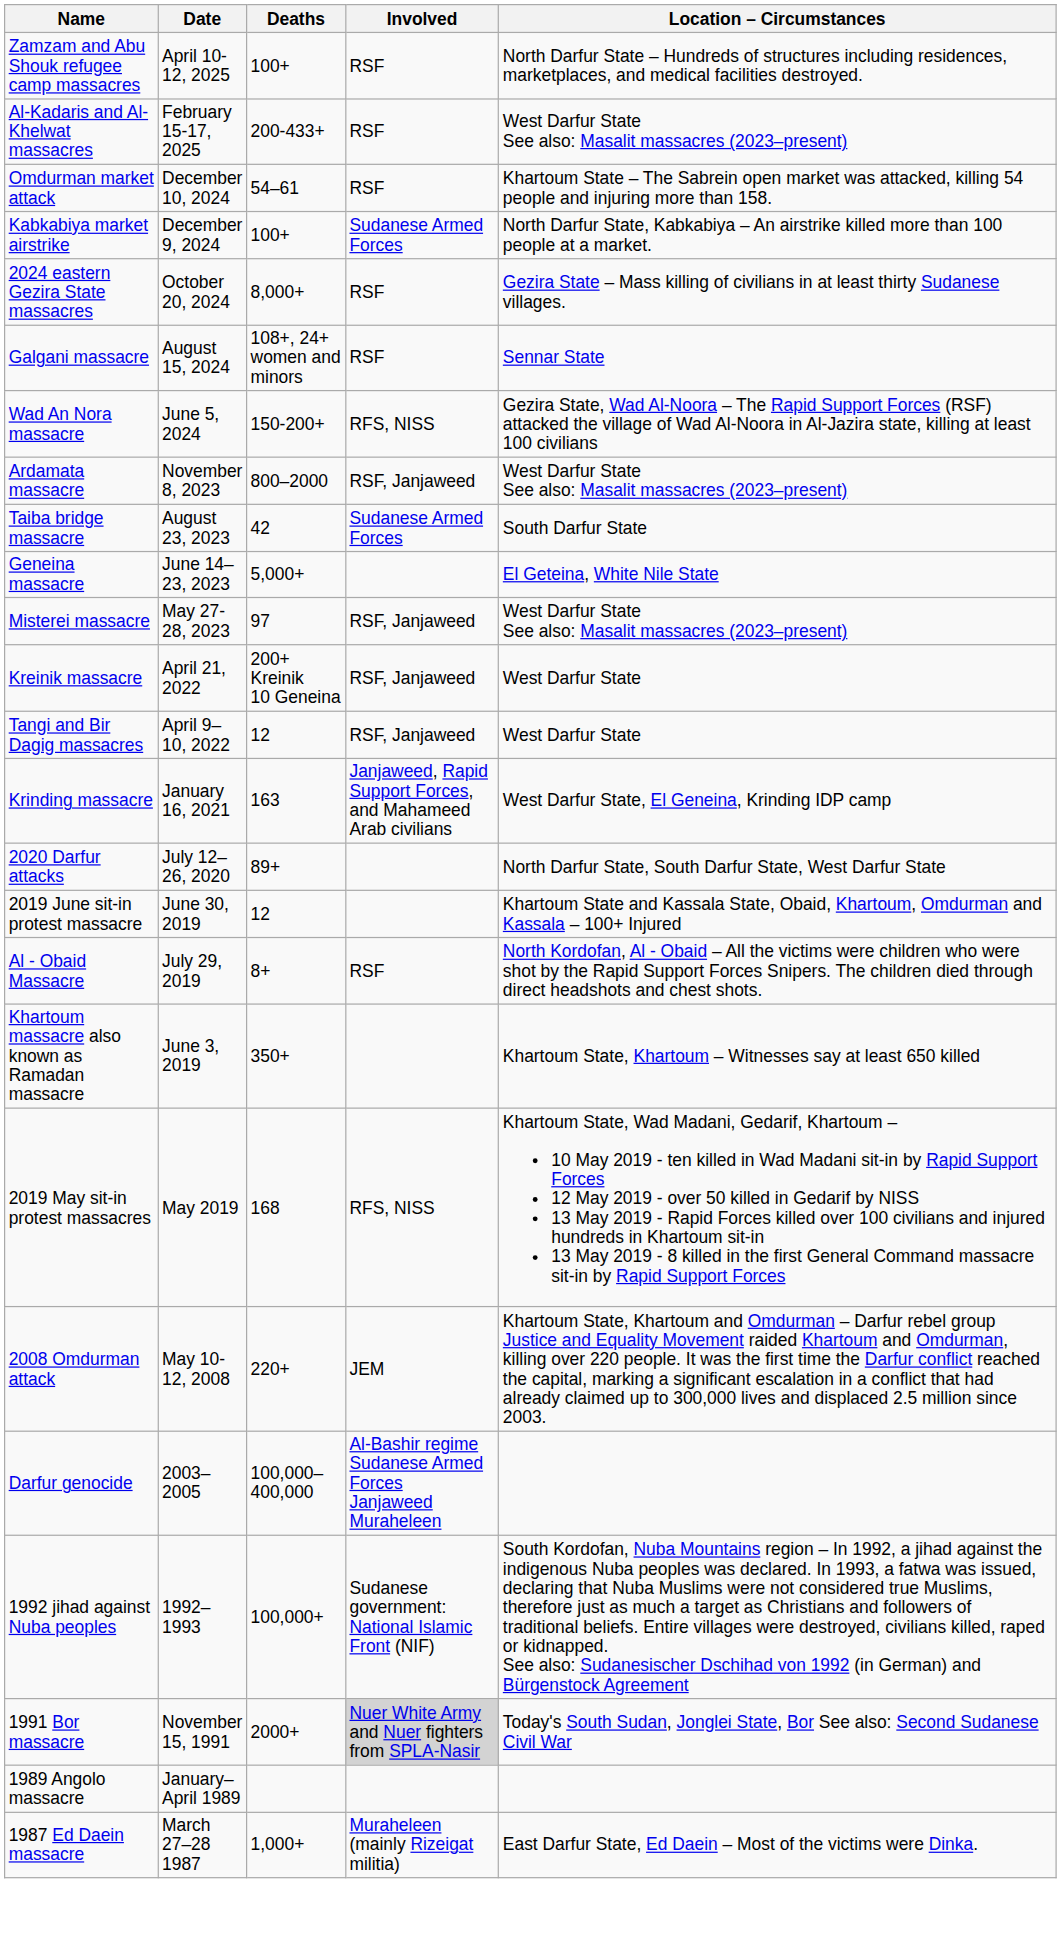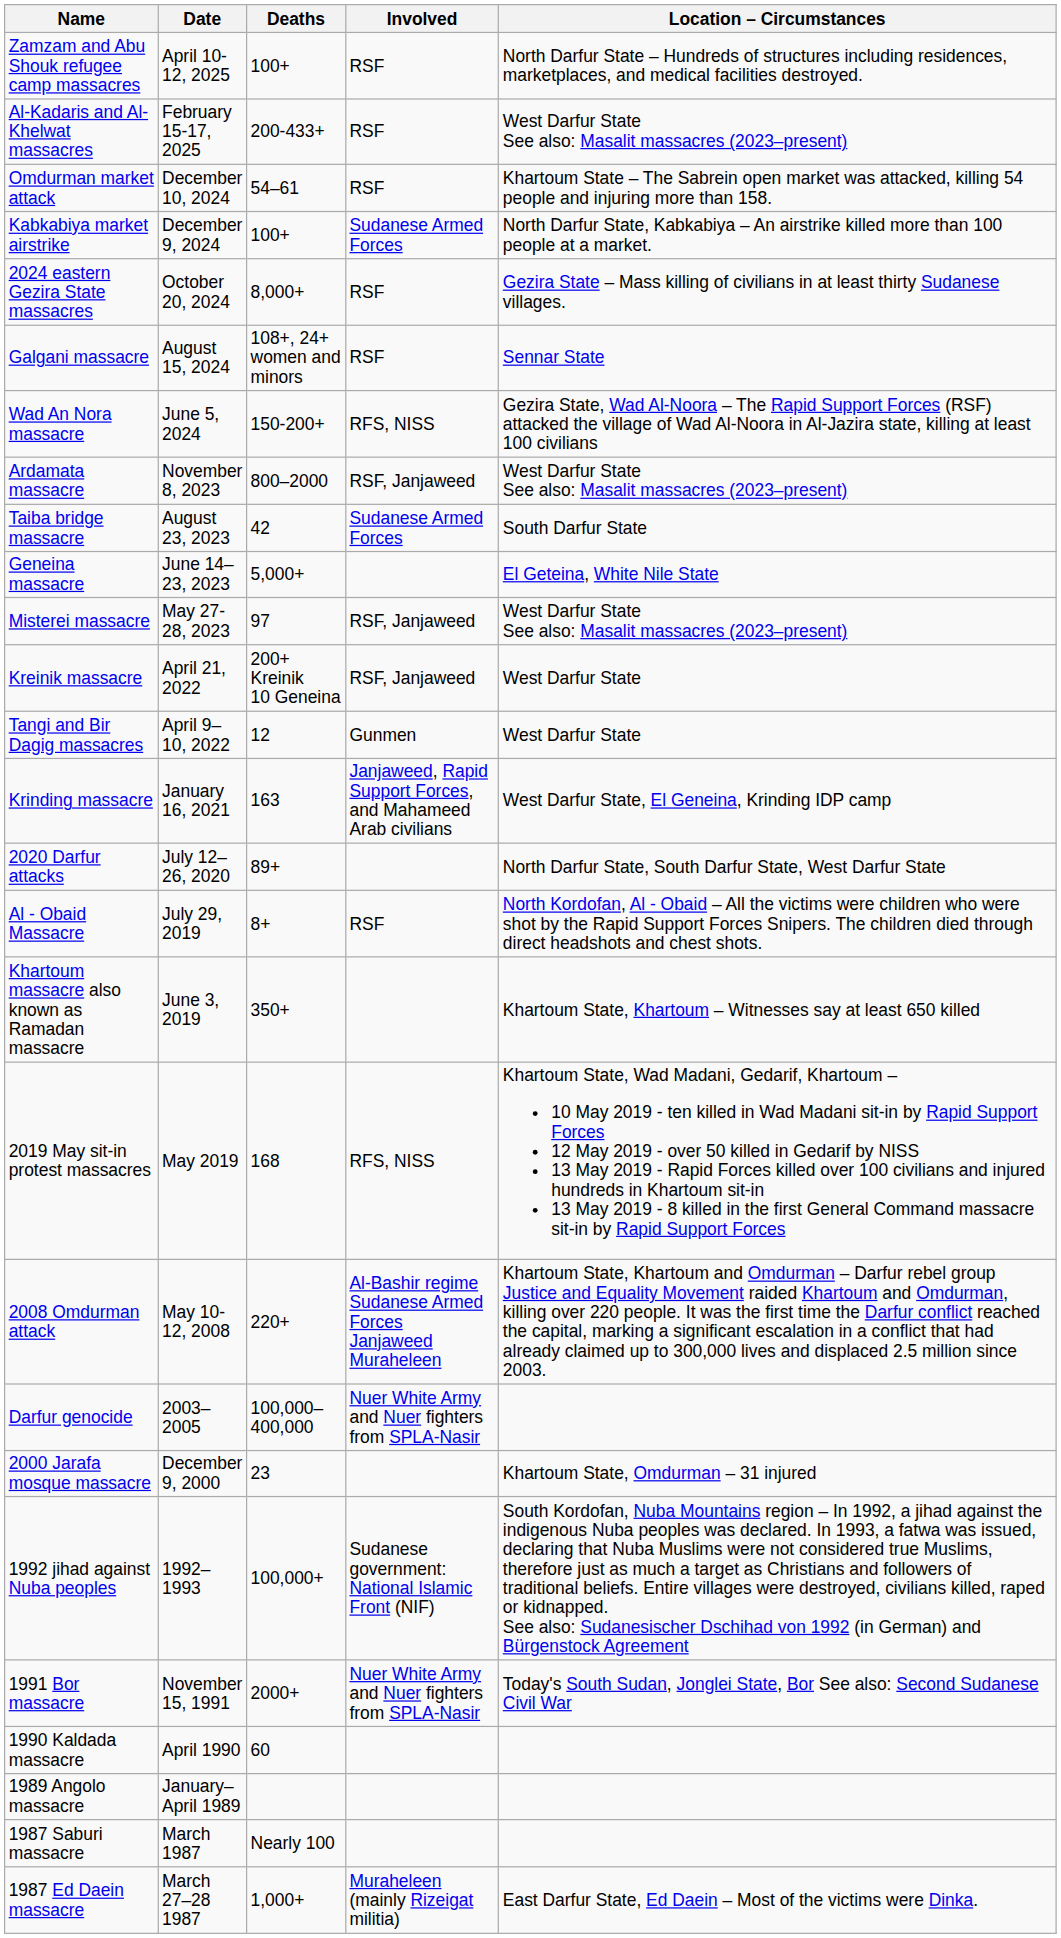(412, 735) RSF, Janjaweed -> (383, 735) Gunmen
- row: (75, 914)
(367, 1369) JEM -> (416, 1322) Al-Bashir regime Sudanese Armed Forces Janjaweed Muraheleen
(416, 1484) Al-Bashir regime Sudanese Armed Forces Janjaweed Muraheleen -> (416, 1417) Nuer White Army and Nuer fighters from SPLA-Nasir
+ row: (80, 1474)
(416, 1732) lightgrey background -> (416, 1693) no background
+ row: (62, 1750)
+ row: (56, 1844)
